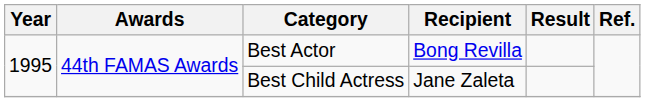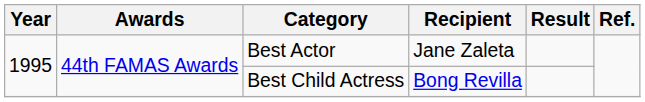(468, 50) Bong Revilla -> (464, 50) Jane Zaleta
(464, 81) Jane Zaleta -> (468, 81) Bong Revilla
